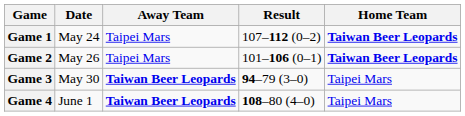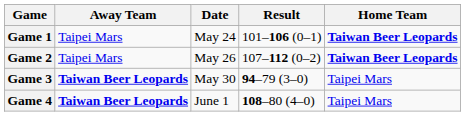columns swapped: (79, 15) <-> (171, 15)
(281, 36) 107–112 (0–2) -> (282, 36) 101–106 (0–1)
(282, 57) 101–106 (0–1) -> (281, 57) 107–112 (0–2)
